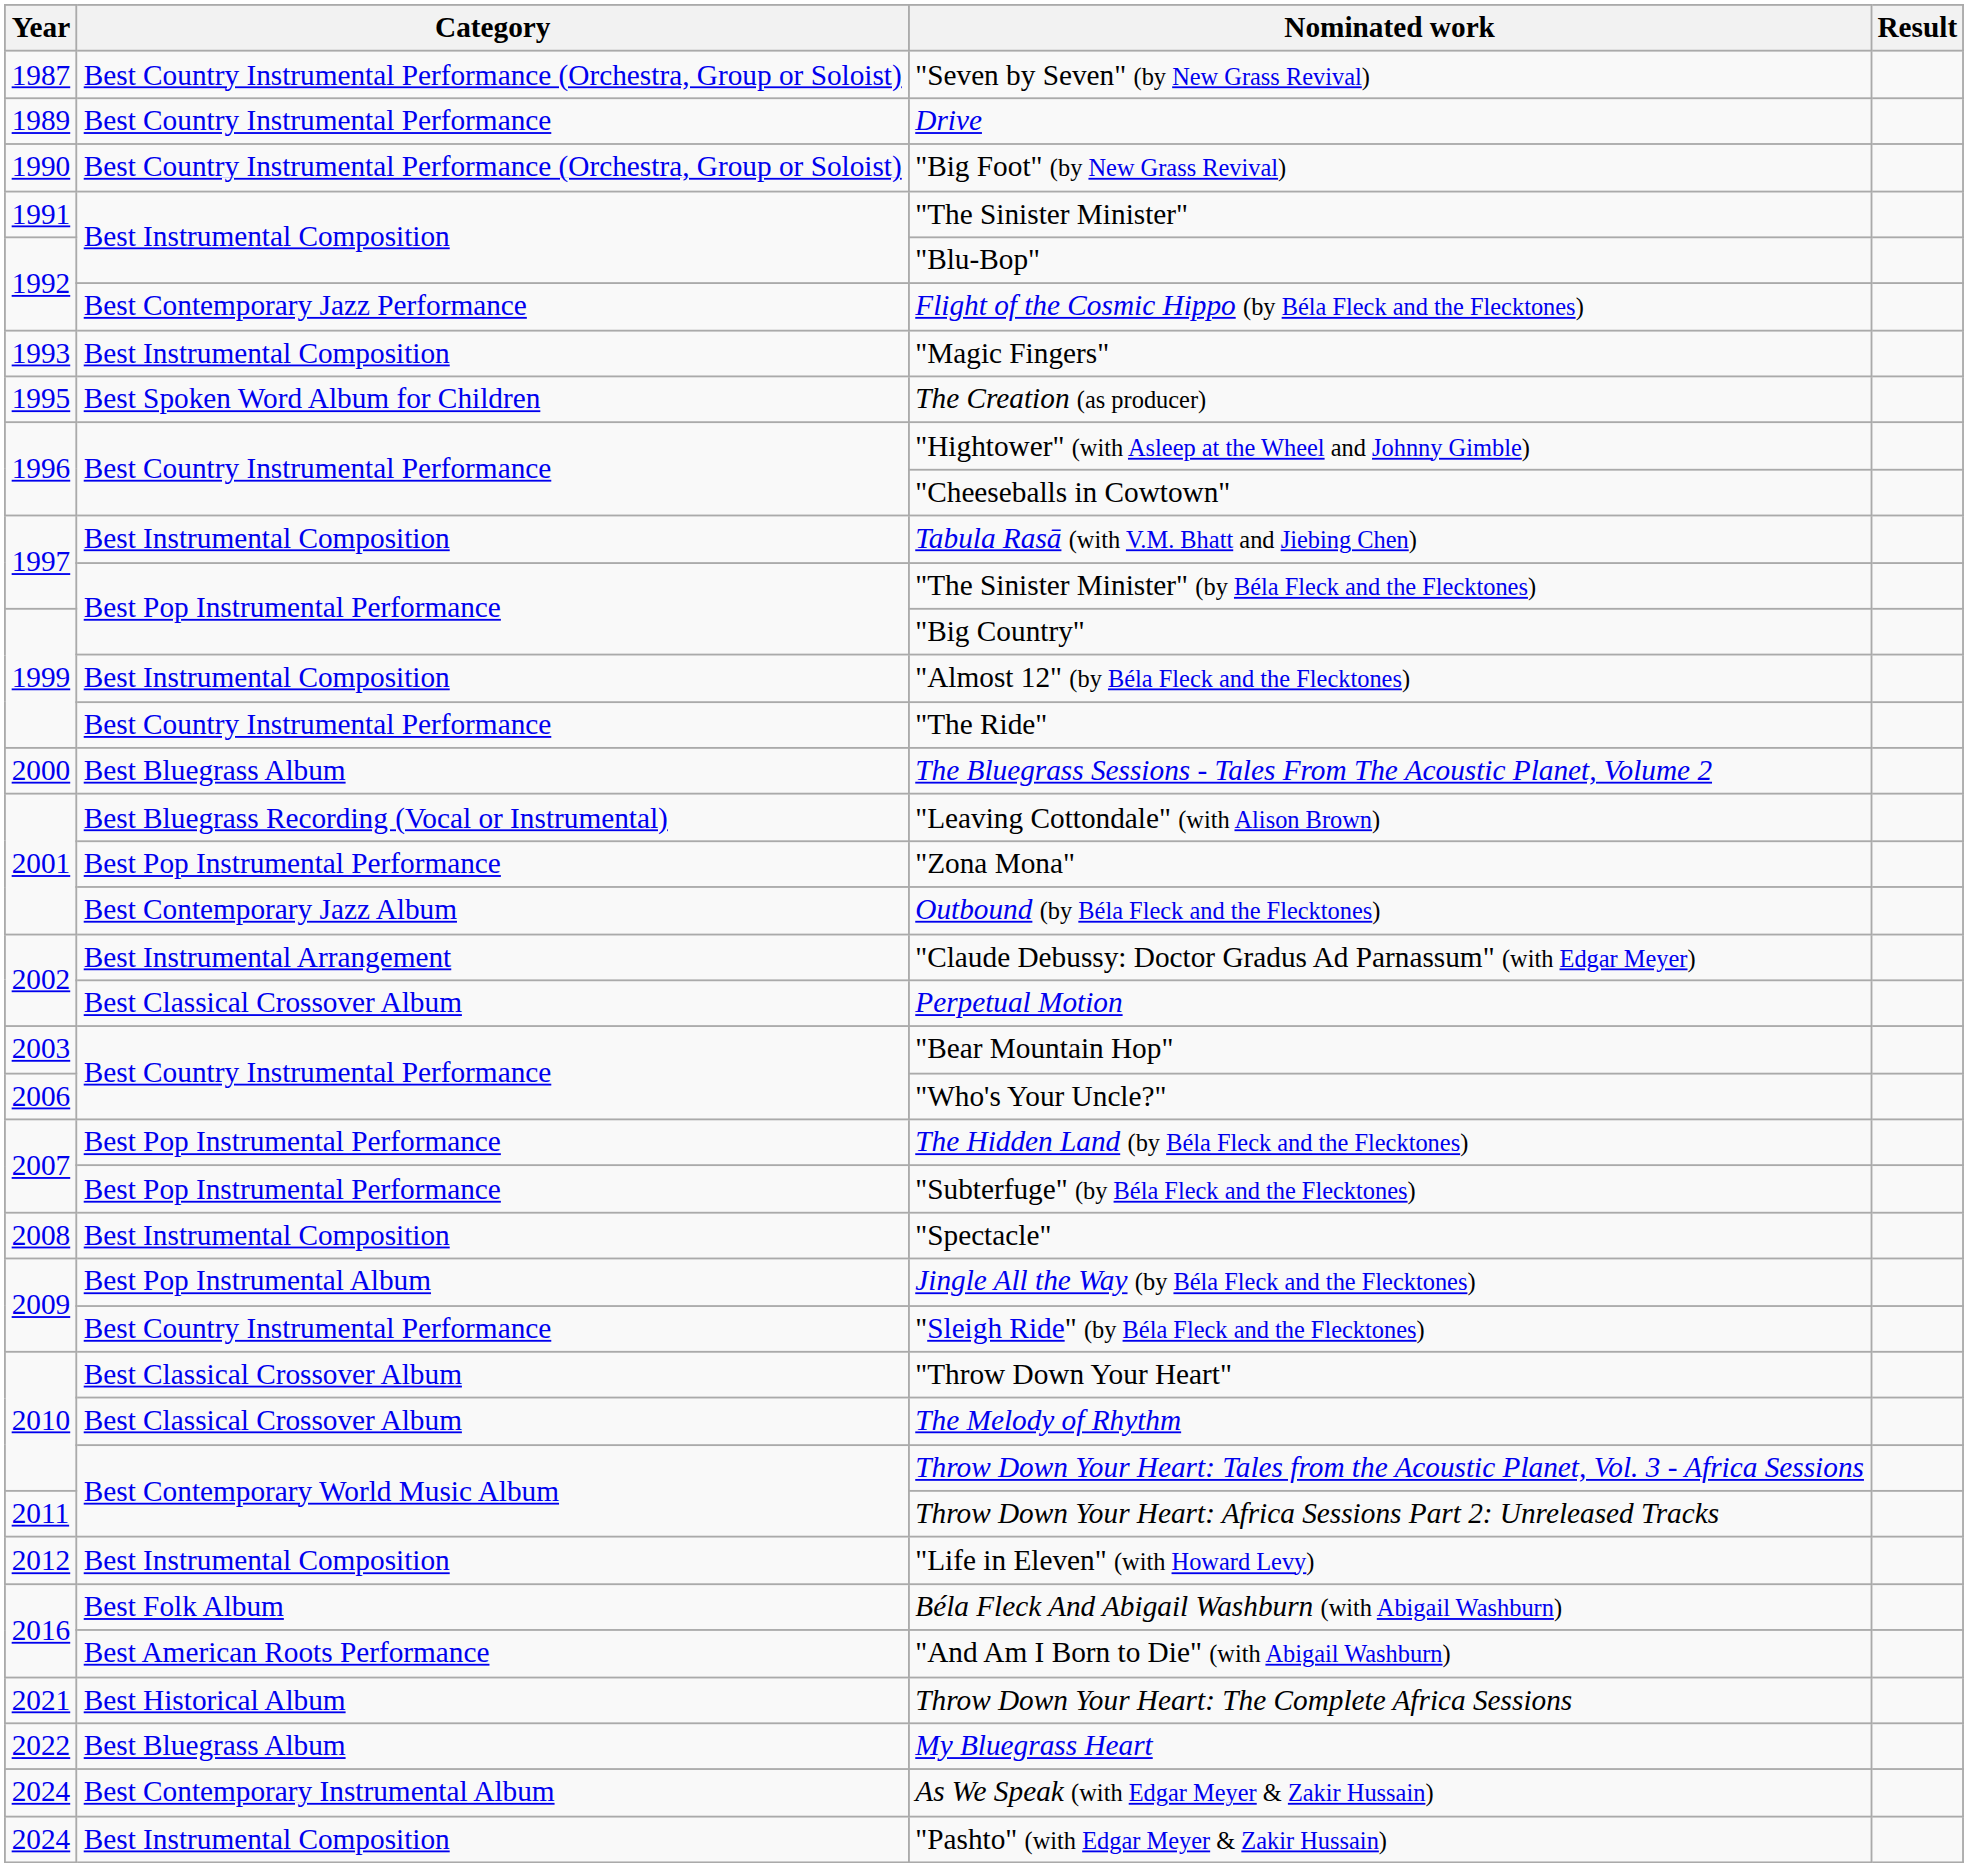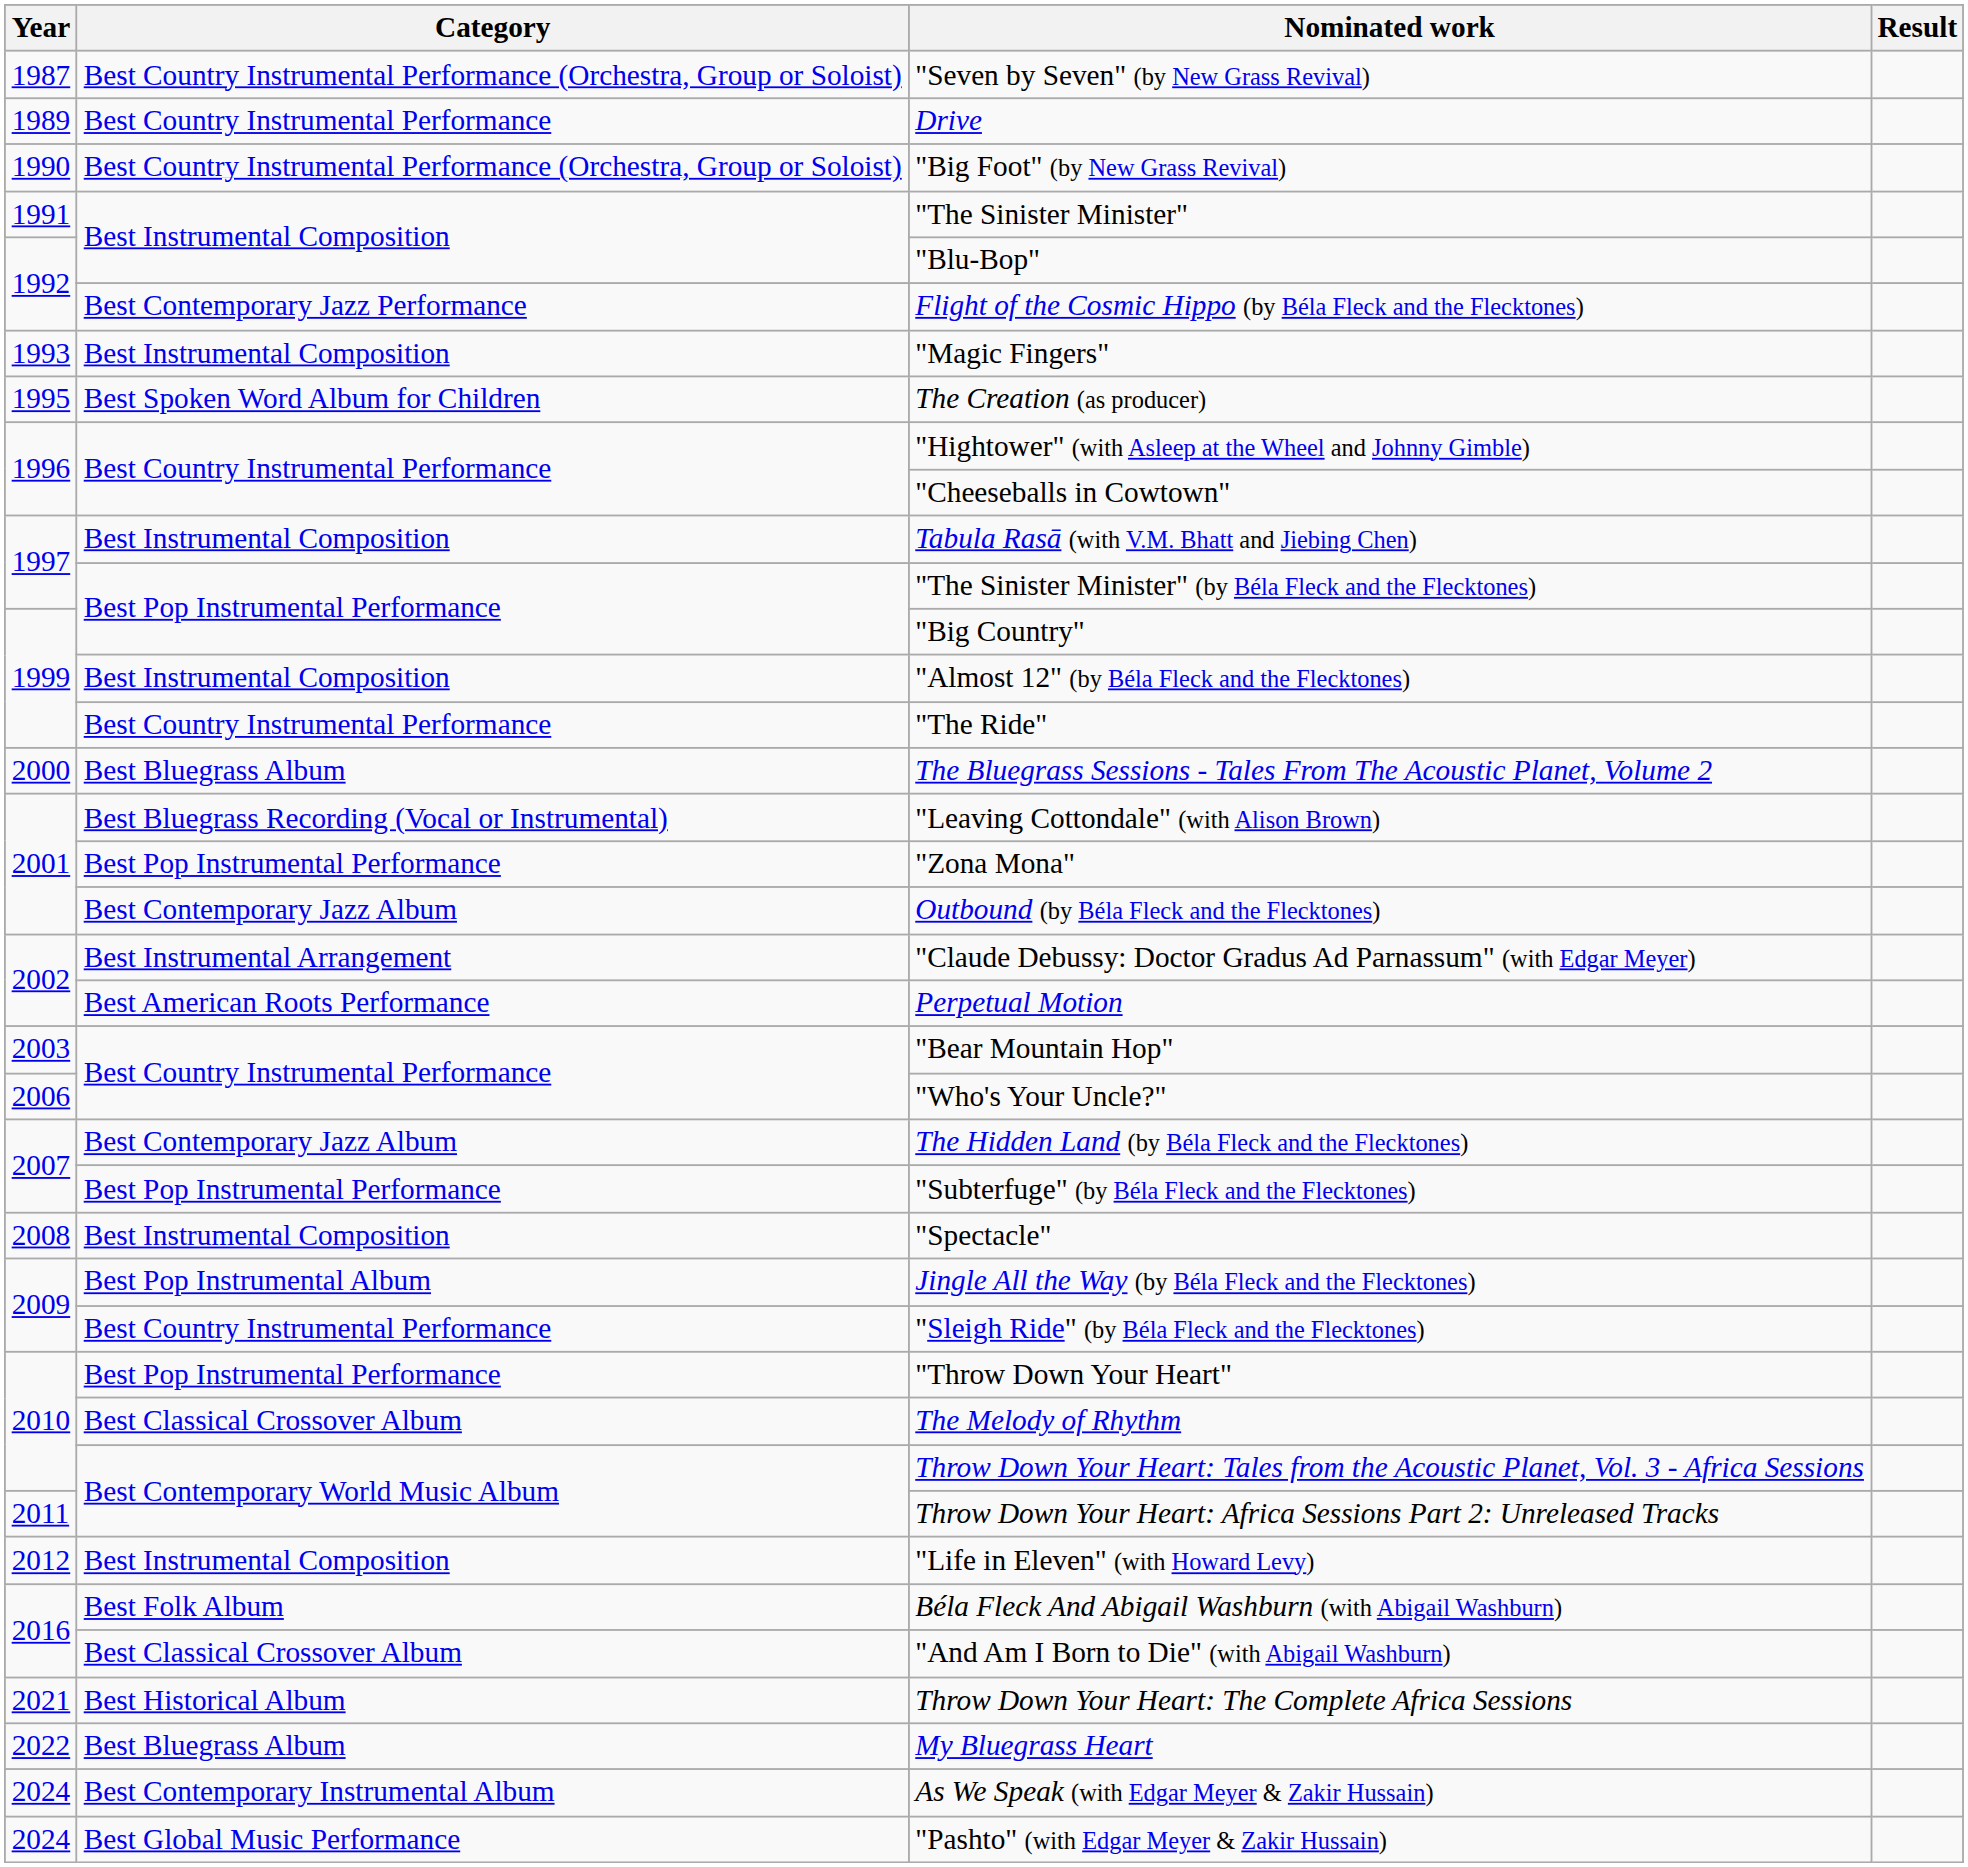(273, 1002) Best Classical Crossover Album -> (287, 1002) Best American Roots Performance
(292, 1142) Best Pop Instrumental Performance -> (270, 1142) Best Contemporary Jazz Album
(273, 1374) Best Classical Crossover Album -> (292, 1374) Best Pop Instrumental Performance
(287, 1652) Best American Roots Performance -> (273, 1652) Best Classical Crossover Album
(267, 1838) Best Instrumental Composition -> (272, 1838) Best Global Music Performance
